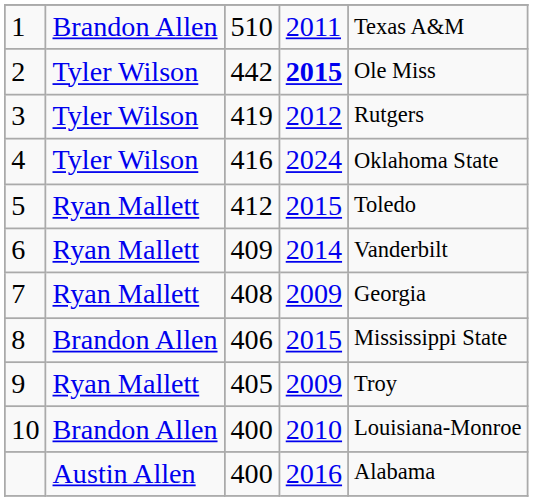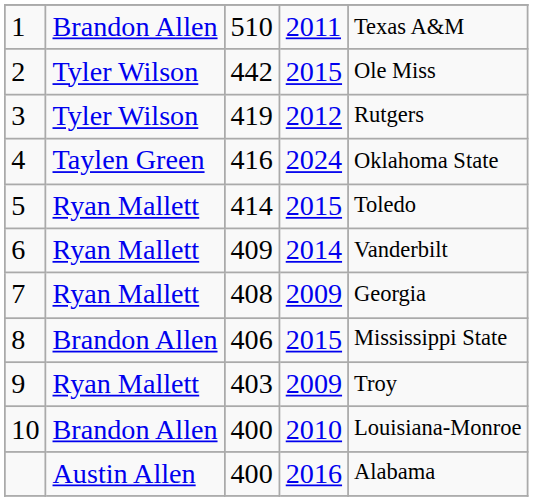(314, 71) bold -> (314, 71) normal
(125, 160) Tyler Wilson -> (129, 160) Taylen Green
(252, 205) 412 -> (252, 205) 414
(252, 384) 405 -> (252, 384) 403
